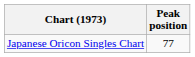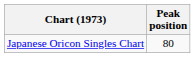(168, 43) 77 -> (168, 43) 80
